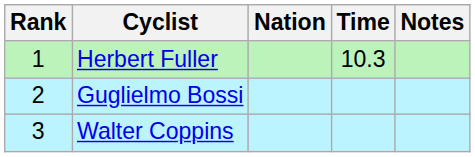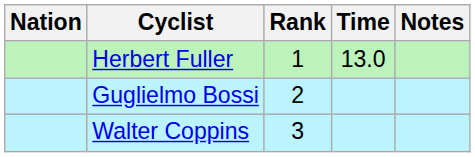columns swapped: (38, 22) <-> (290, 22)
(363, 59) 10.3 -> (363, 59) 13.0
